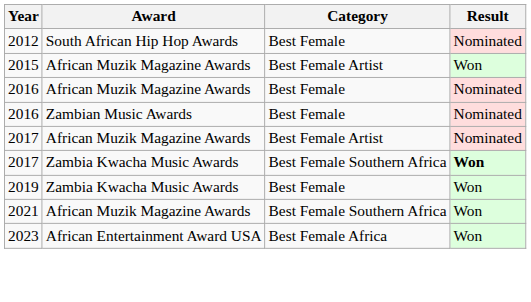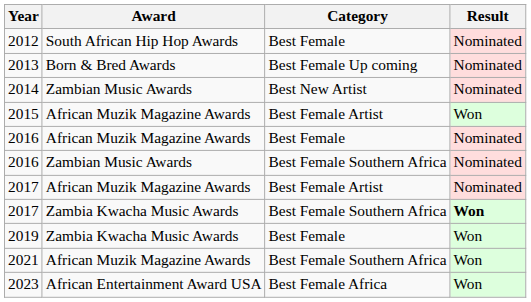+ row: (23, 65)
+ row: (23, 89)
(307, 114) Best Female -> (358, 162) Best Female Southern Africa
